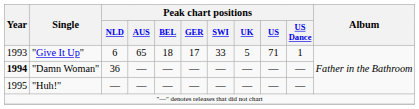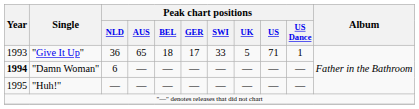(115, 53) 6 -> (115, 53) 36
(115, 69) 36 -> (115, 69) 6
